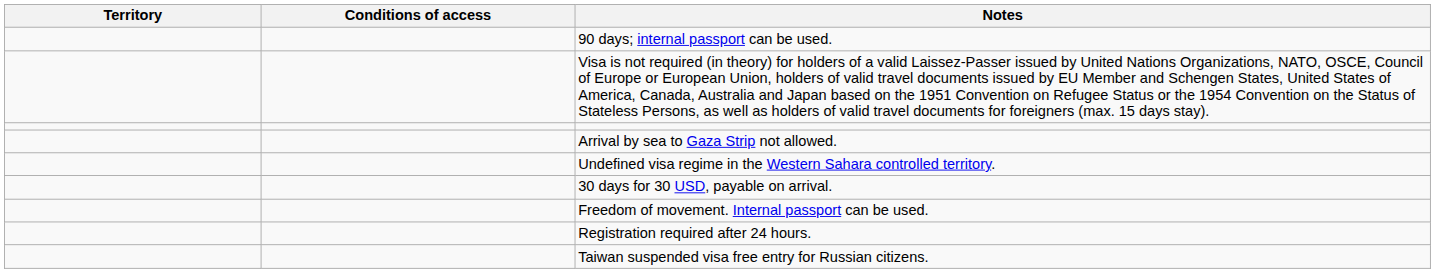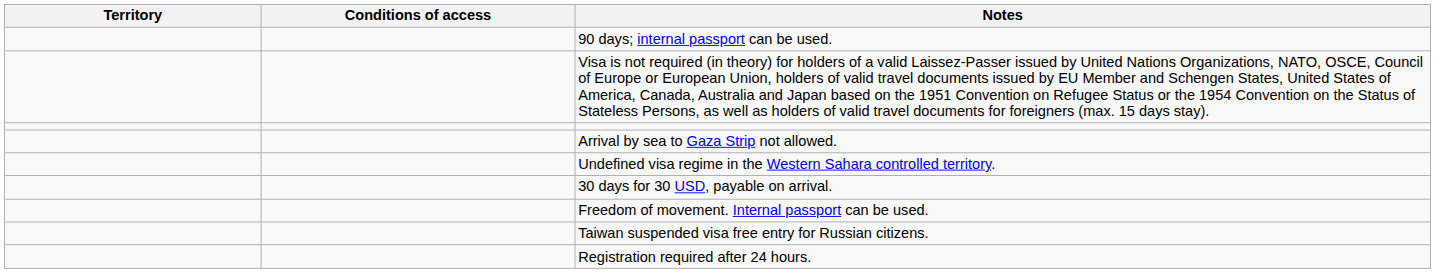rows swapped: (753, 256) <-> (695, 233)
